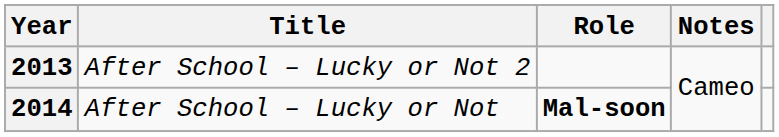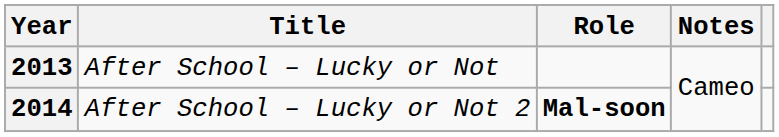(308, 68) After School – Lucky or Not 2 -> (292, 68) After School – Lucky or Not
(292, 109) After School – Lucky or Not -> (308, 109) After School – Lucky or Not 2
